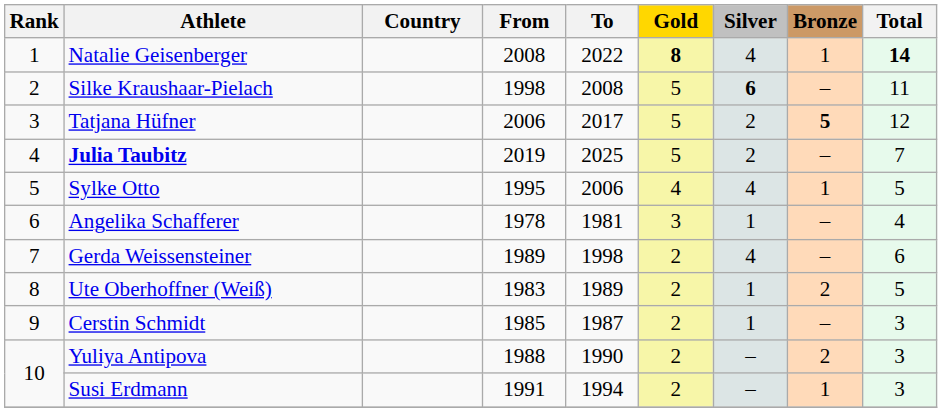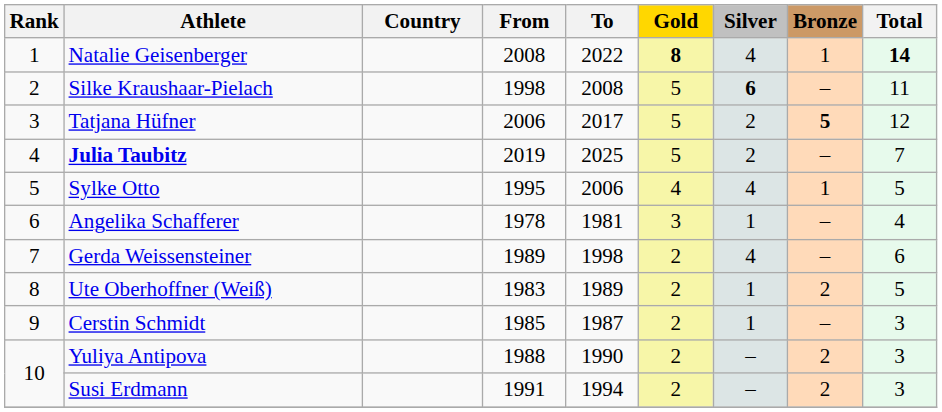(825, 389) 1 -> (825, 389) 2
